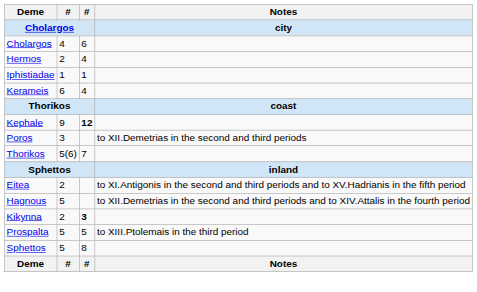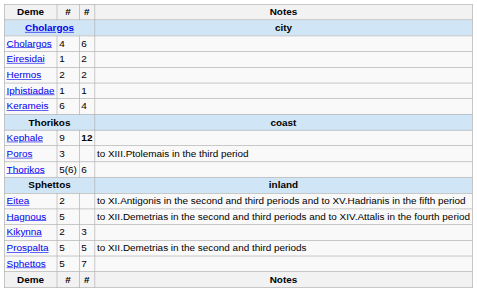+ row: (26, 59)
(84, 59) 4 -> (84, 75) 2
(202, 138) to XII.Demetrias in the second and third periods -> (173, 153) to XIII.Ptolemais in the third period
(84, 153) 7 -> (84, 169) 6
(84, 216) bold -> (84, 232) normal
(173, 232) to XIII.Ptolemais in the third period -> (202, 248) to XII.Demetrias in the second and third periods
(84, 248) 8 -> (84, 264) 7
